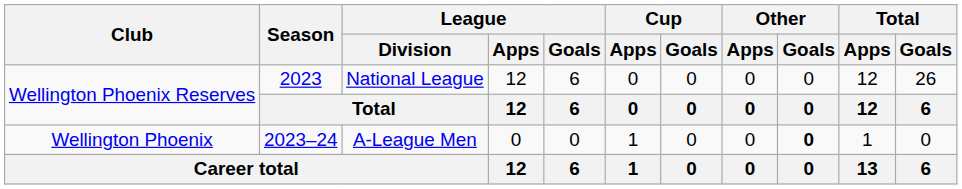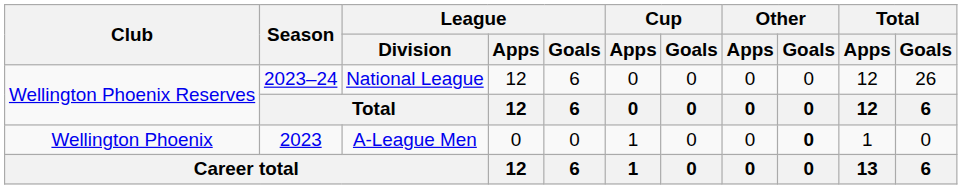(301, 79) 2023 -> (301, 79) 2023–24
(301, 139) 2023–24 -> (301, 139) 2023
